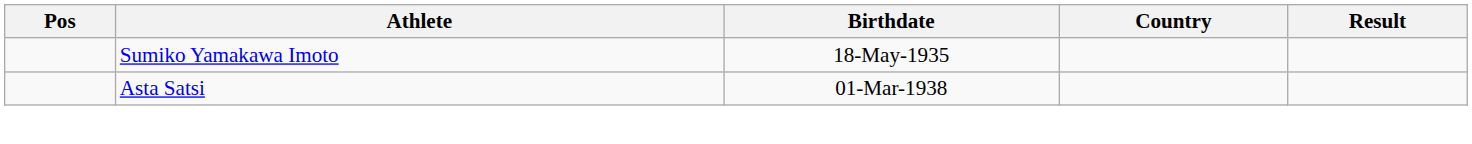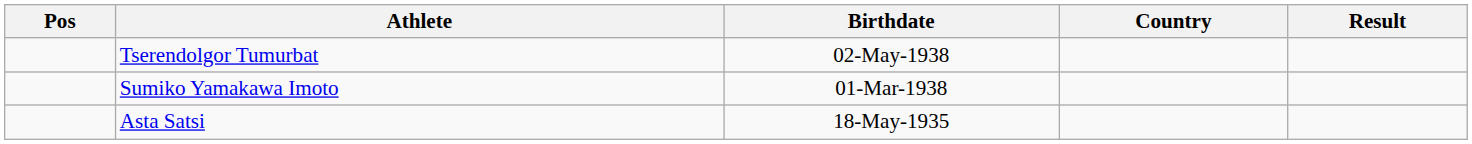+ row: (219, 54)
(891, 54) 18-May-1935 -> (891, 88) 01-Mar-1938
(891, 88) 01-Mar-1938 -> (891, 121) 18-May-1935
